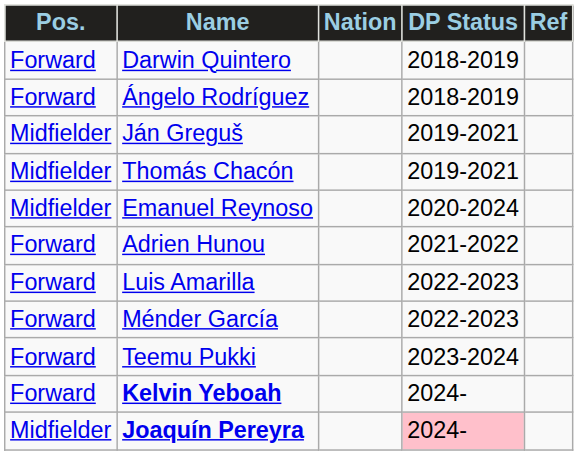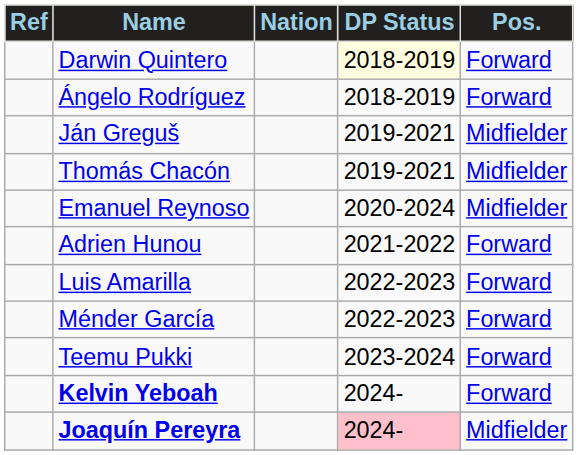columns swapped: (61, 23) <-> (549, 23)
(463, 60) no background -> (399, 60) lightyellow background
